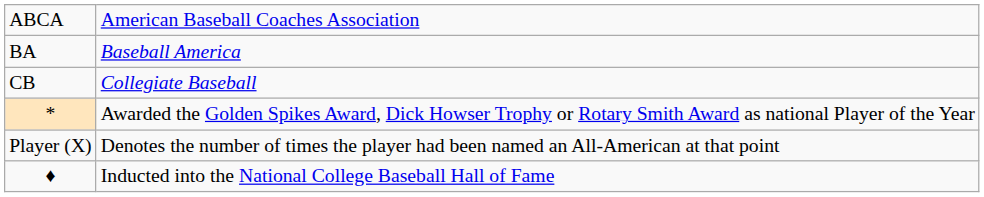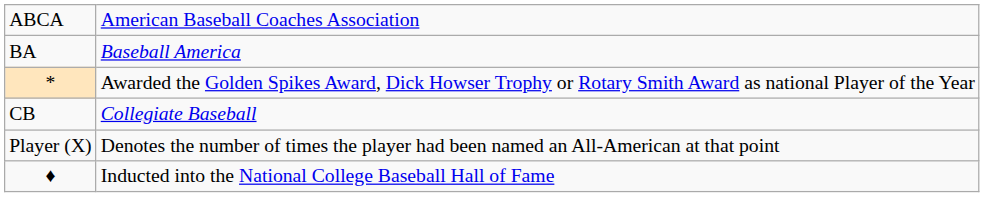rows swapped: (22, 82) <-> (50, 113)
